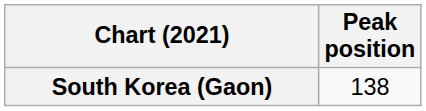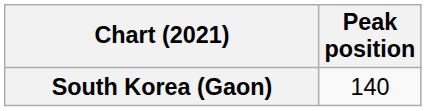(370, 86) 138 -> (370, 86) 140
